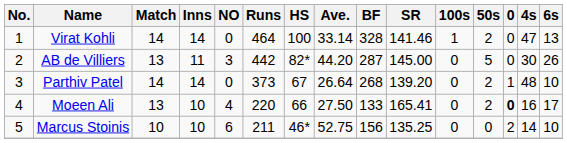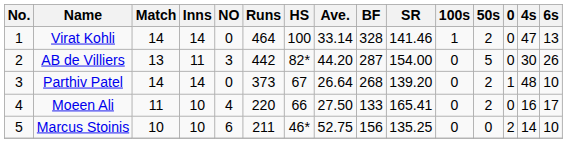(411, 60) 145.00 -> (411, 60) 154.00
(156, 104) 13 -> (156, 104) 11
(511, 104) bold -> (511, 104) normal
